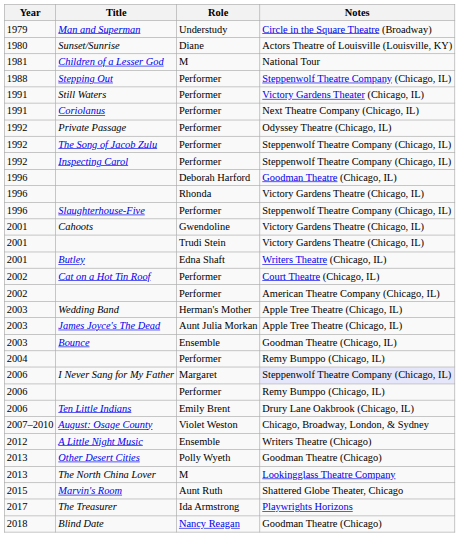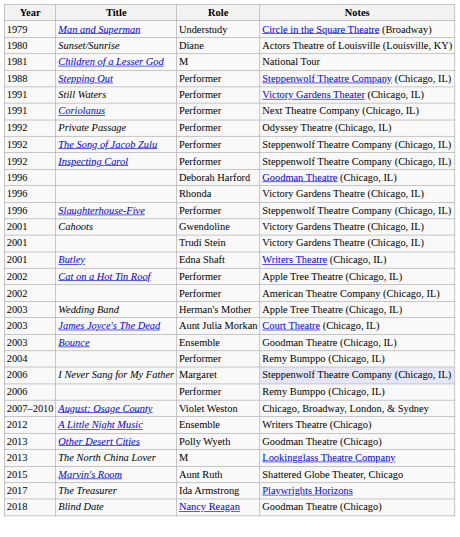(321, 276) Court Theatre (Chicago, IL) -> (332, 276) Apple Tree Theatre (Chicago, IL)
(332, 326) Apple Tree Theatre (Chicago, IL) -> (321, 326) Court Theatre (Chicago, IL)
- row: (17, 408)
